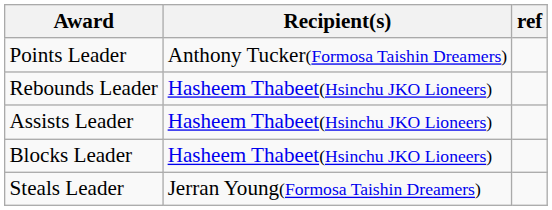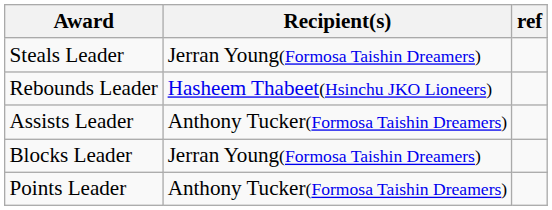rows swapped: (68, 54) <-> (67, 188)
(330, 121) Hasheem Thabeet(Hsinchu JKO Lioneers) -> (337, 121) Anthony Tucker(Formosa Taishin Dreamers)
(330, 155) Hasheem Thabeet(Hsinchu JKO Lioneers) -> (324, 155) Jerran Young(Formosa Taishin Dreamers)
